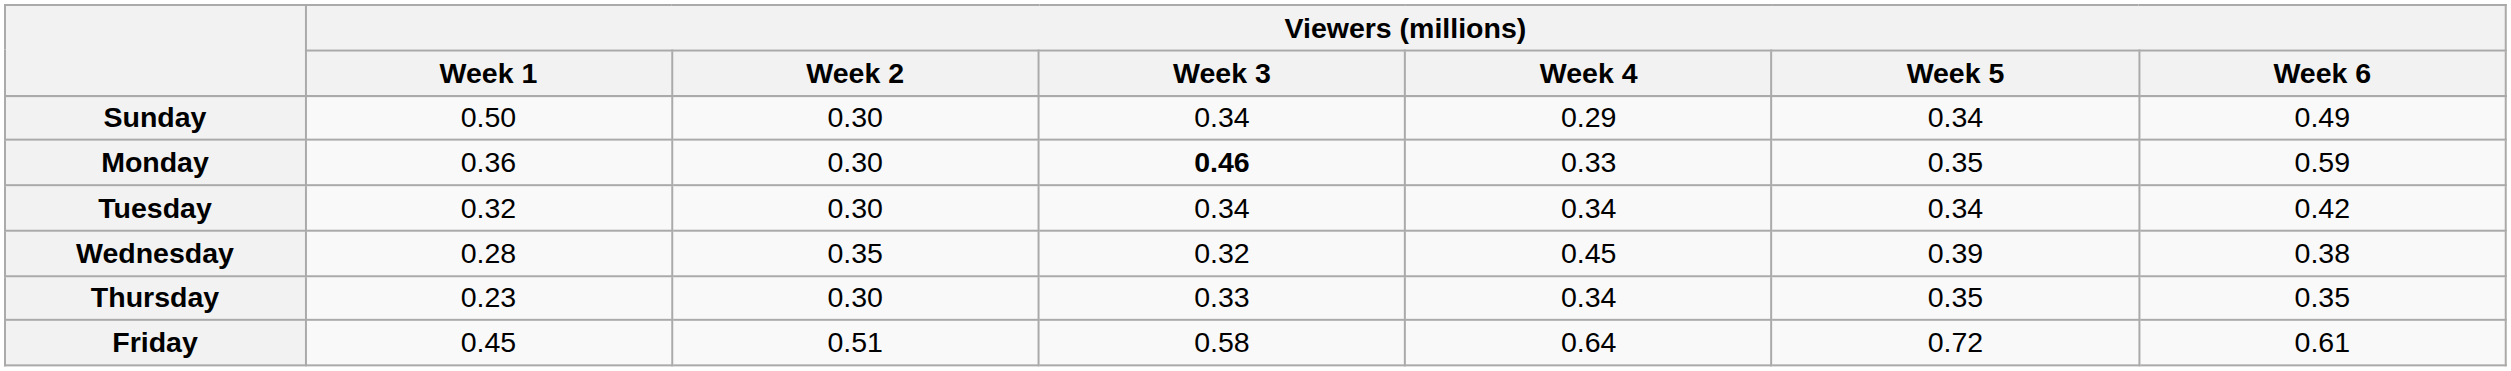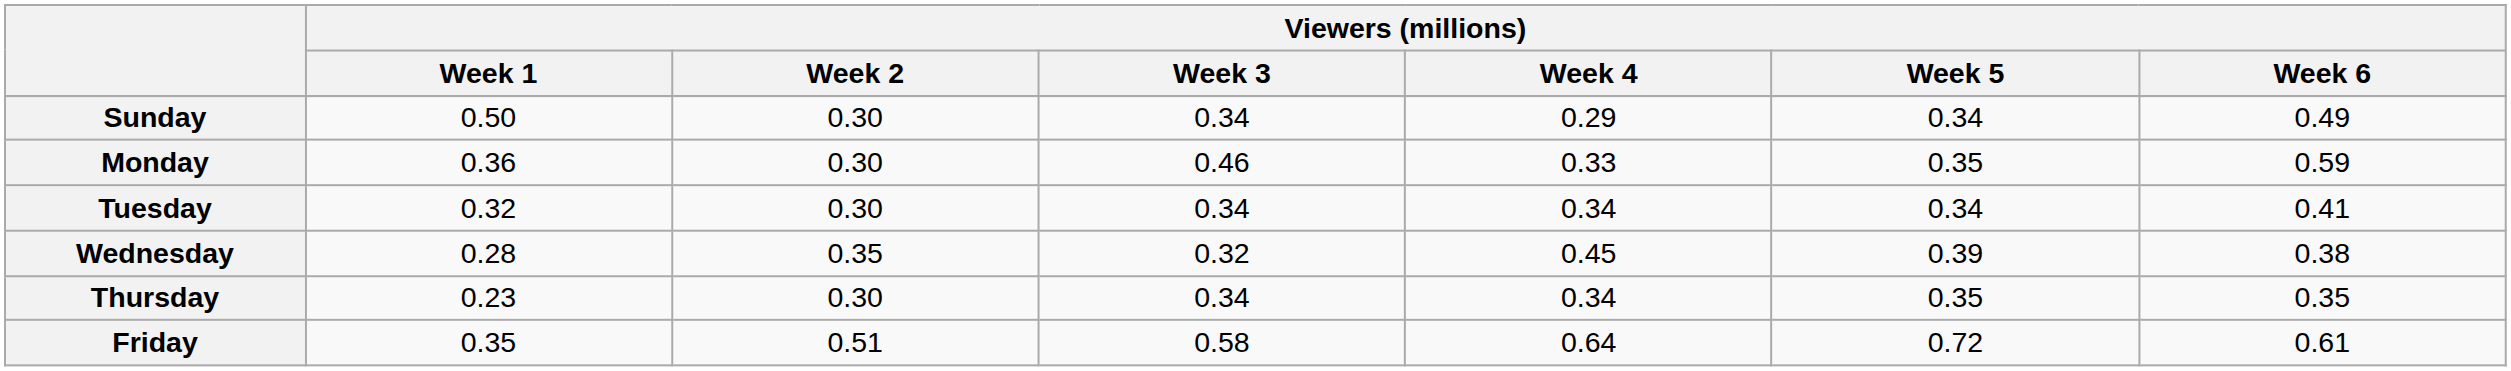(1222, 163) bold -> (1222, 163) normal
(2322, 208) 0.42 -> (2322, 208) 0.41
(1222, 298) 0.33 -> (1222, 298) 0.34
(488, 343) 0.45 -> (488, 343) 0.35
